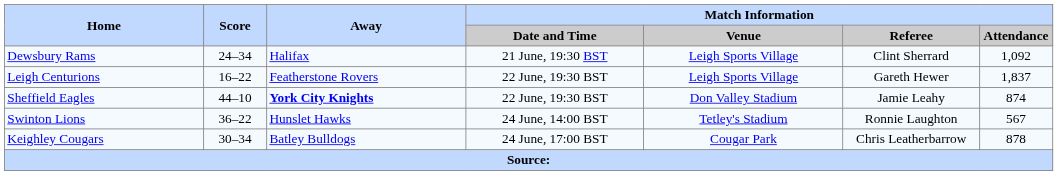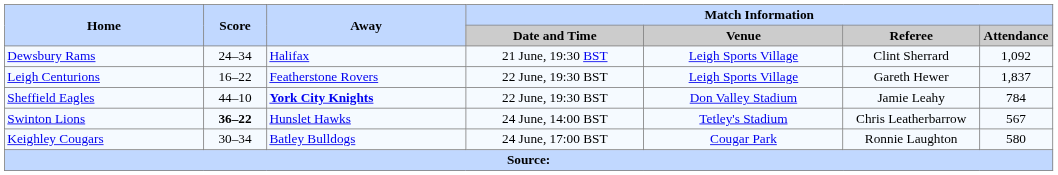(1016, 97) 874 -> (1016, 97) 784
(235, 118) normal -> (235, 118) bold
(911, 118) Ronnie Laughton -> (911, 118) Chris Leatherbarrow
(911, 139) Chris Leatherbarrow -> (911, 139) Ronnie Laughton
(1016, 139) 878 -> (1016, 139) 580
